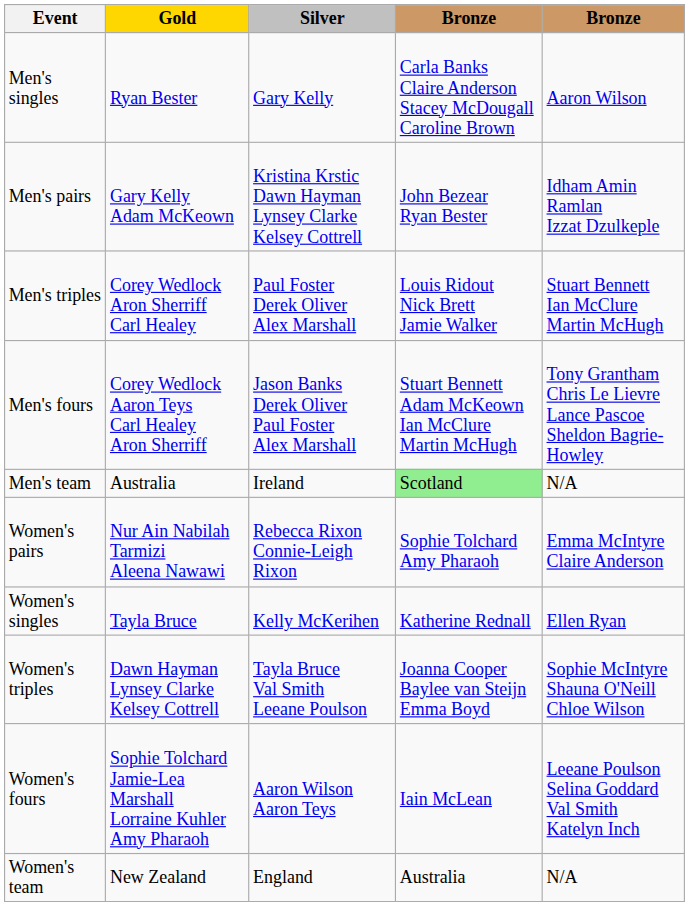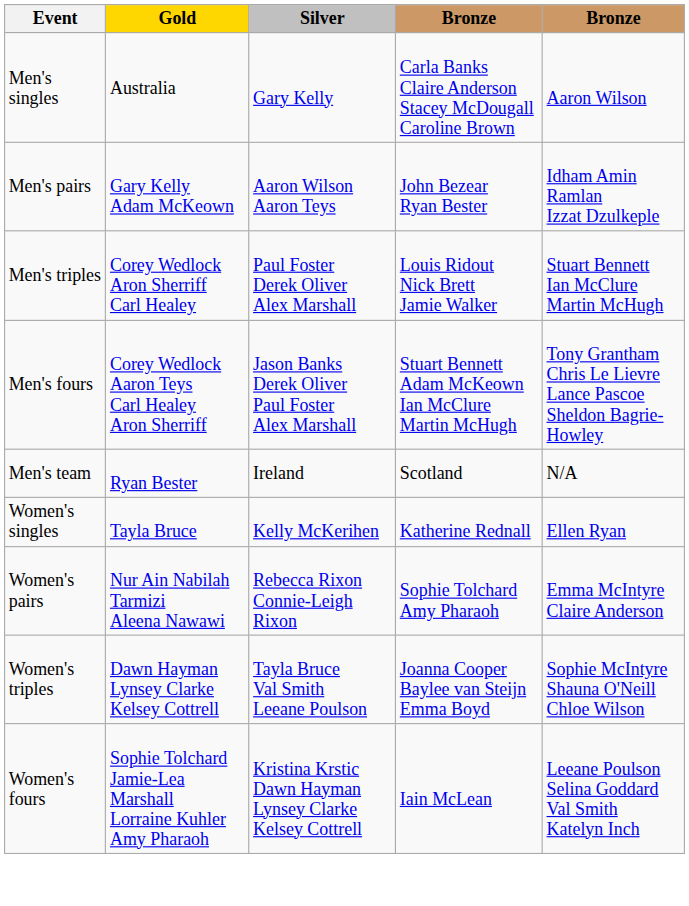(154, 97) Ryan Bester -> (143, 87) Australia
(308, 206) Kristina Krstic Dawn Hayman Lynsey Clarke Kelsey Cottrell -> (303, 196) Aaron Wilson Aaron Teys
(143, 483) Australia -> (154, 483) Ryan Bester
(431, 483) lightgreen background -> (431, 473) no background
rows swapped: (41, 610) <-> (41, 542)
(303, 798) Aaron Wilson Aaron Teys -> (308, 798) Kristina Krstic Dawn Hayman Lynsey Clarke Kelsey Cottrell
- row: (41, 877)
